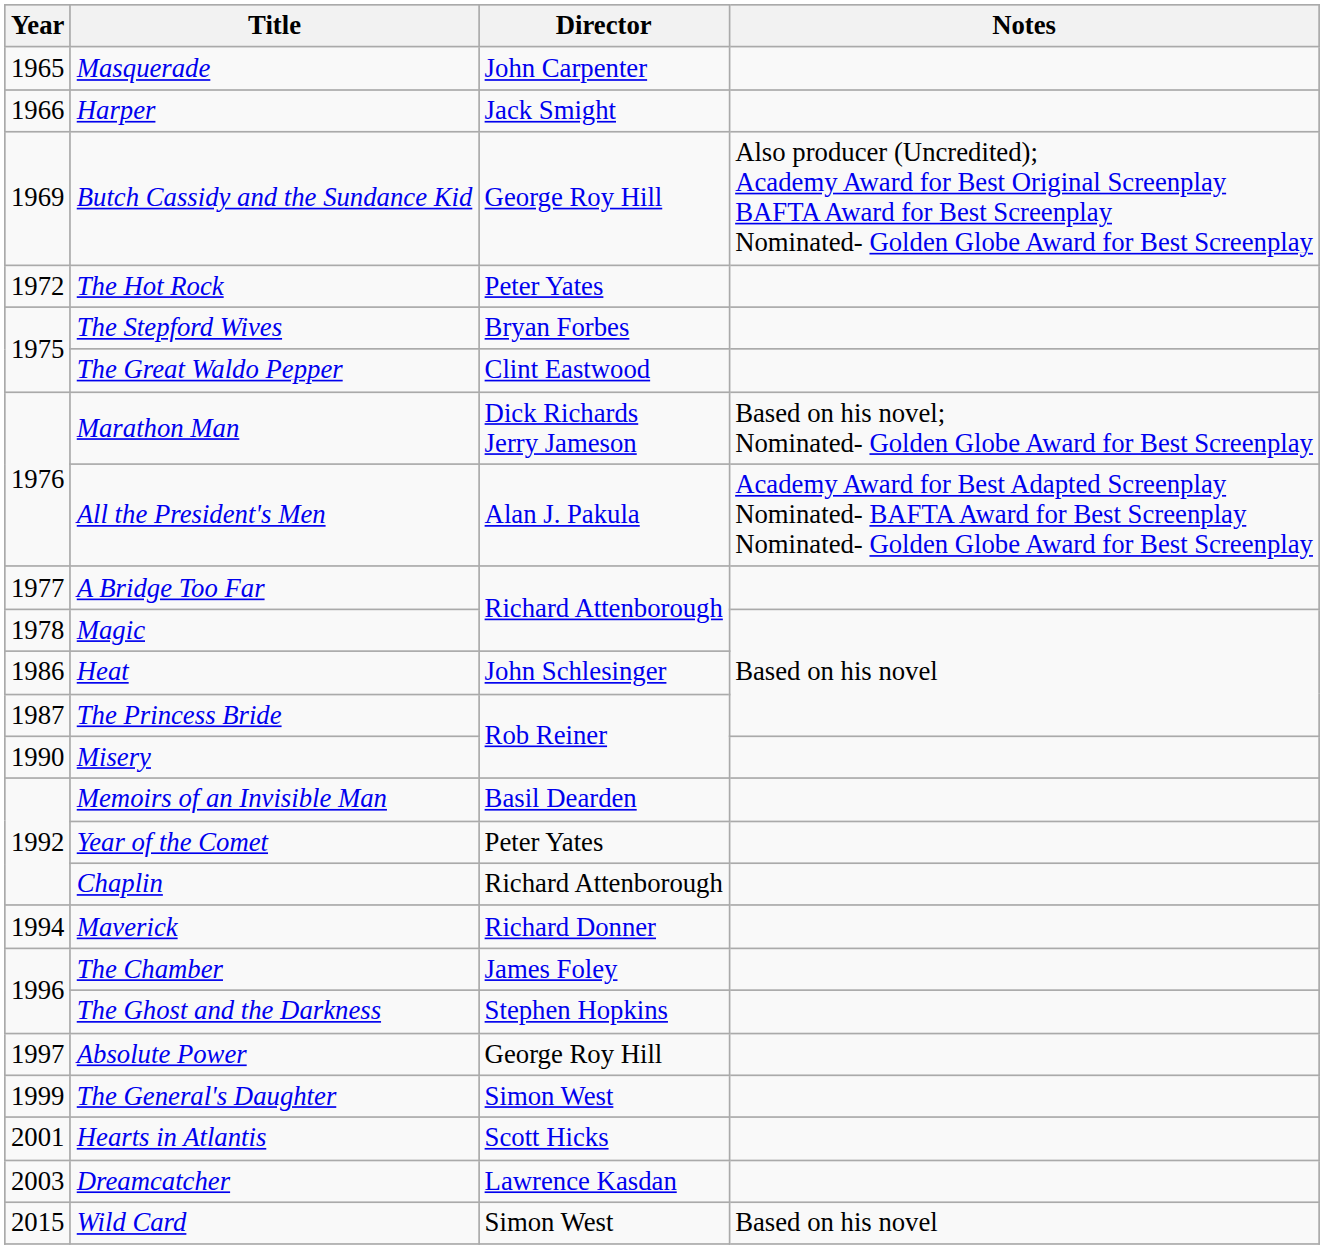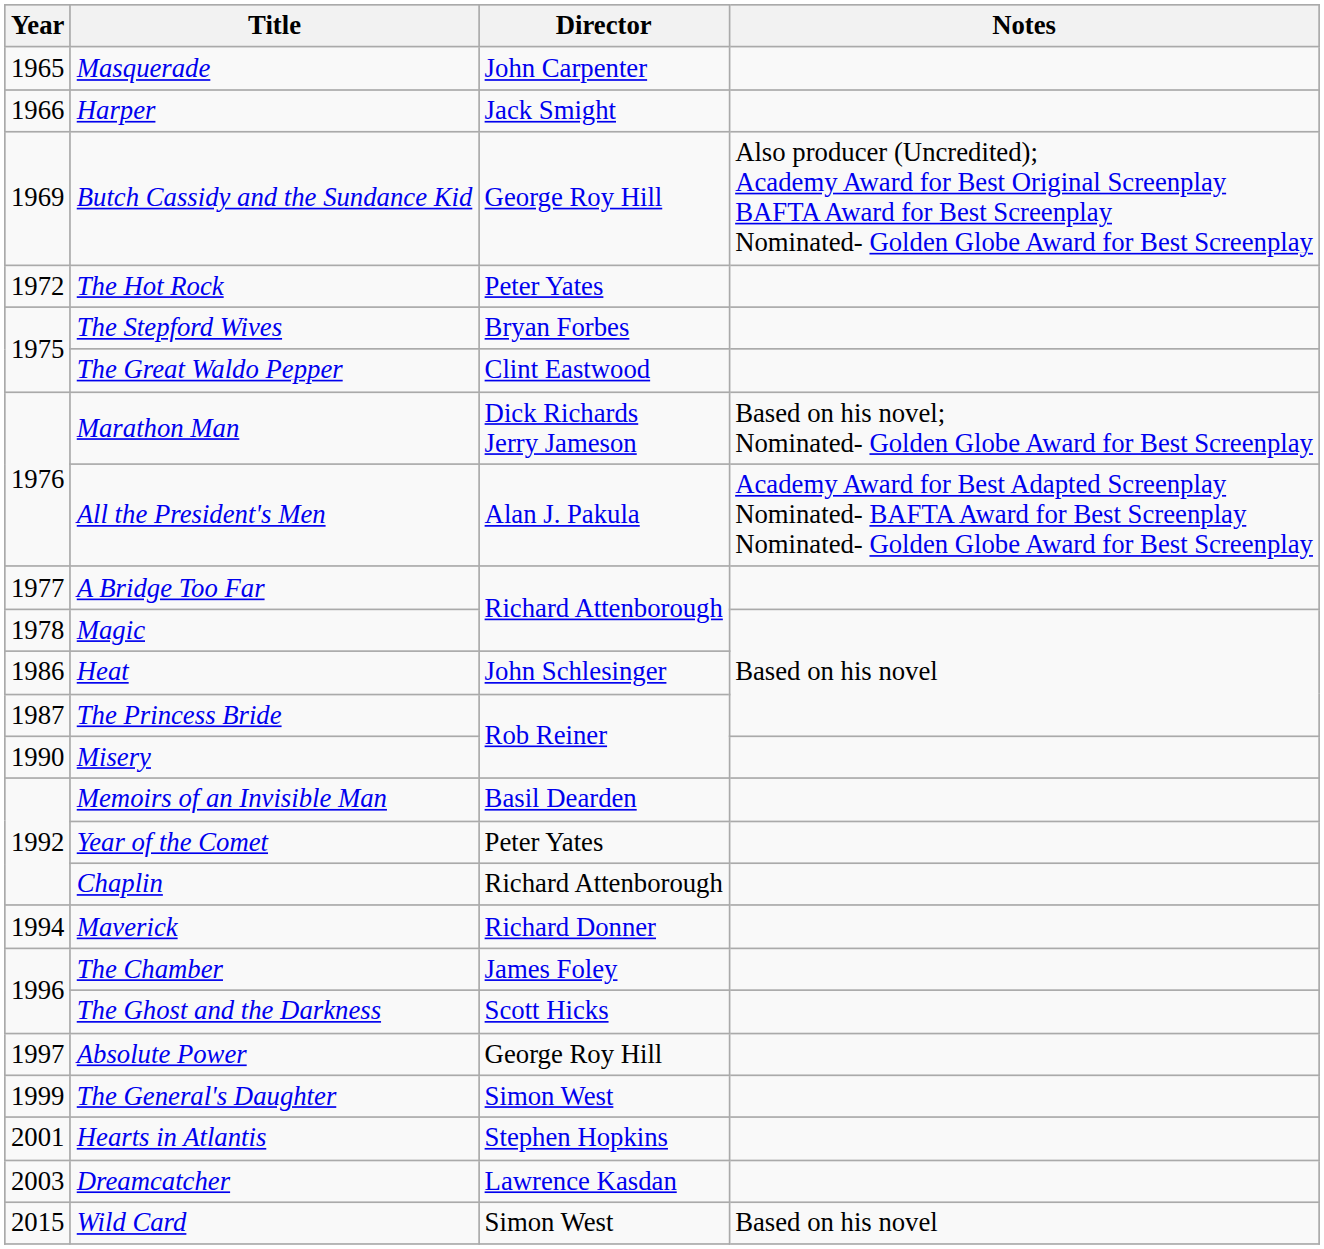(576, 1011) Stephen Hopkins -> (547, 1011) Scott Hicks
(547, 1138) Scott Hicks -> (576, 1138) Stephen Hopkins
